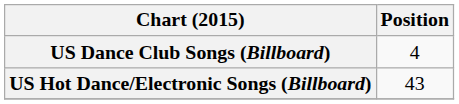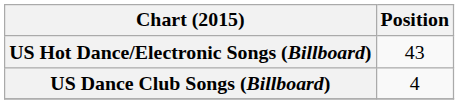rows swapped: (190, 51) <-> (190, 83)
